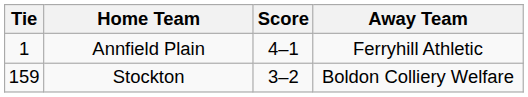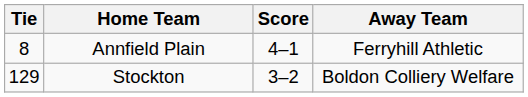(24, 48) 1 -> (24, 48) 8
(24, 77) 159 -> (24, 77) 129
